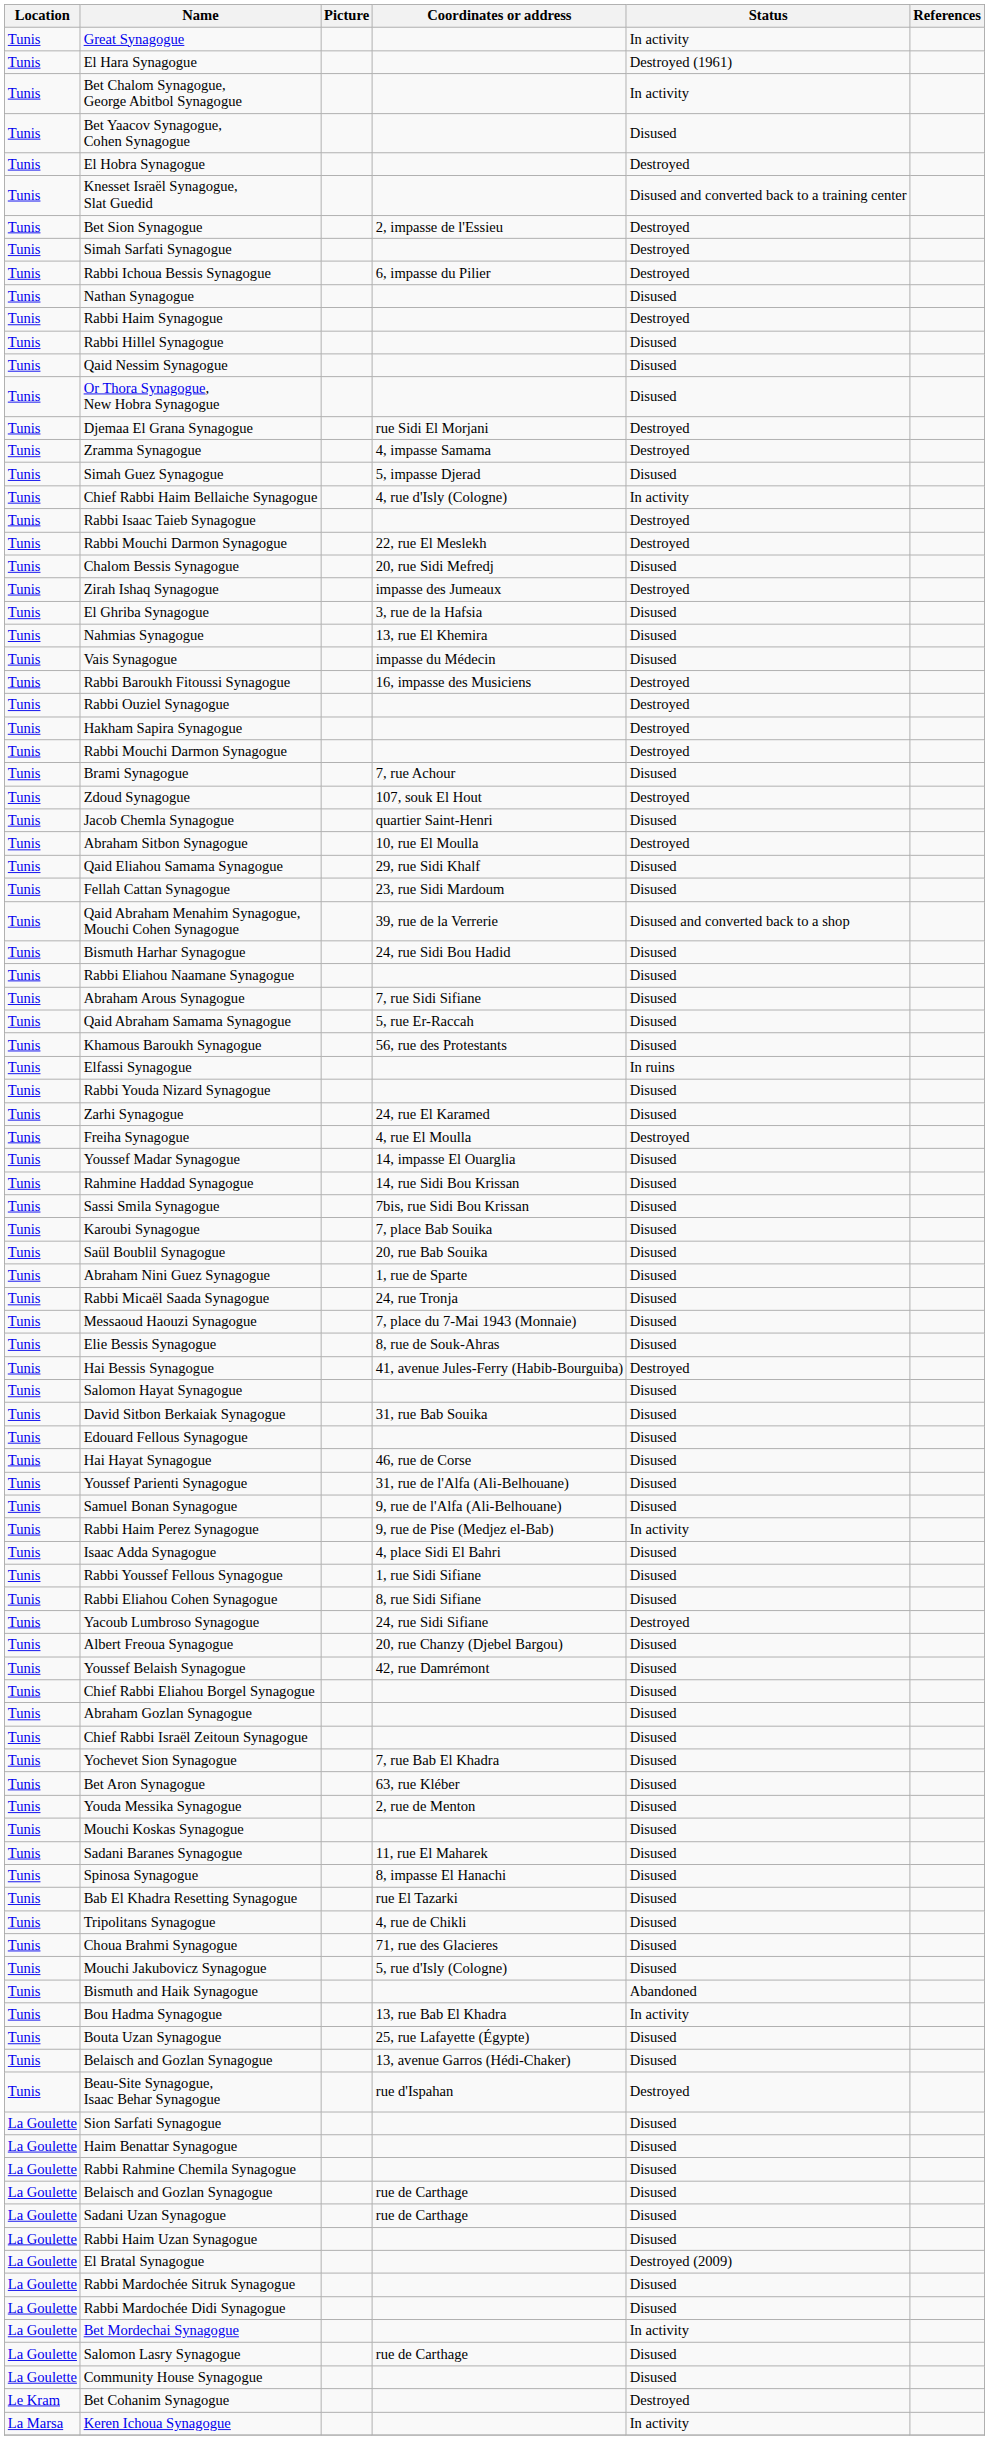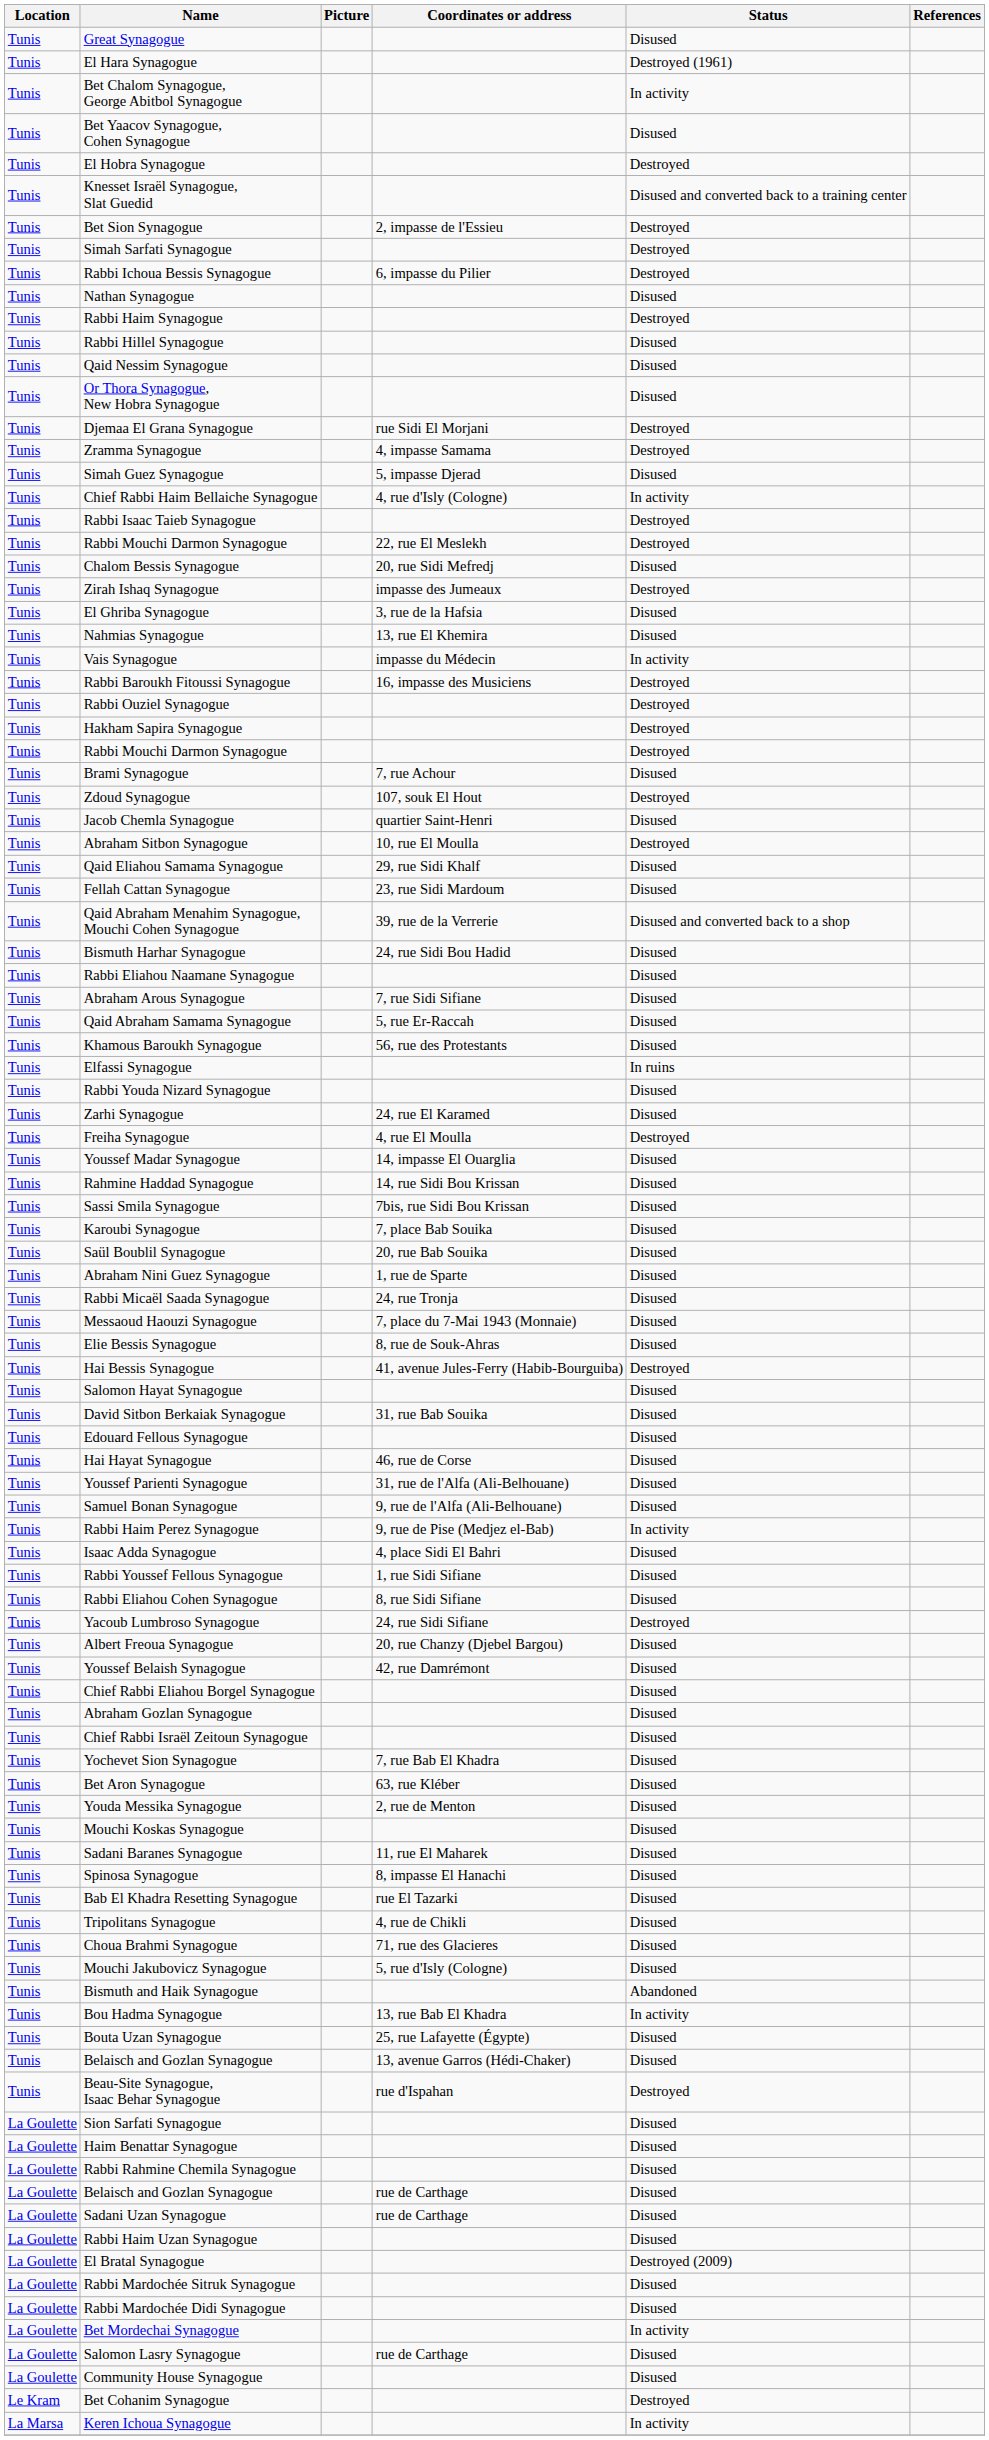(659, 39) In activity -> (653, 39) Disused
(653, 658) Disused -> (659, 658) In activity
